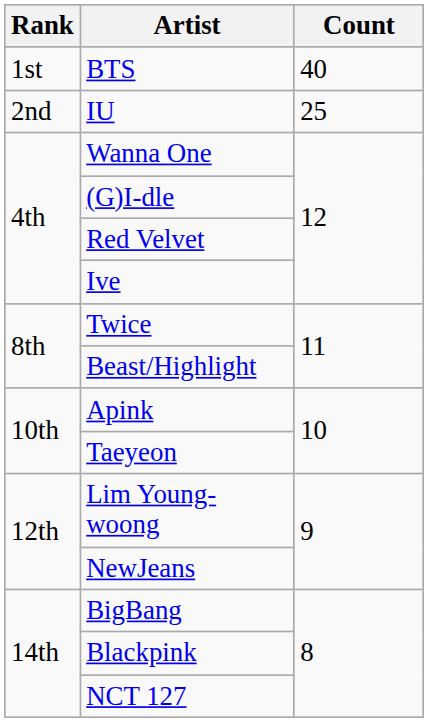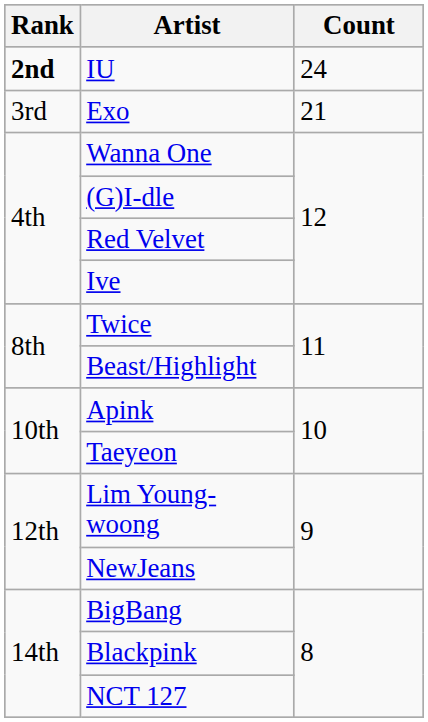- row: (111, 68)
(31, 111) normal -> (33, 68) bold
(314, 111) 25 -> (314, 68) 24
+ row: (108, 111)
